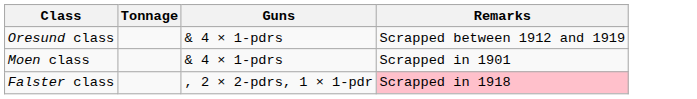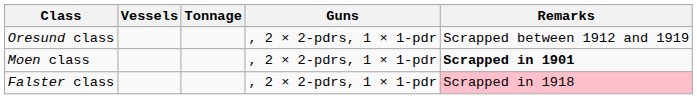+ column: (149, 16)
(234, 38) & 4 × 1-pdrs -> (343, 38) , 2 × 2-pdrs, 1 × 1-pdr
(234, 60) & 4 × 1-pdrs -> (343, 60) , 2 × 2-pdrs, 1 × 1-pdr
(445, 60) normal -> (509, 60) bold
